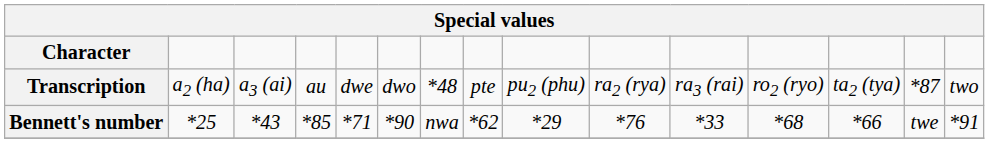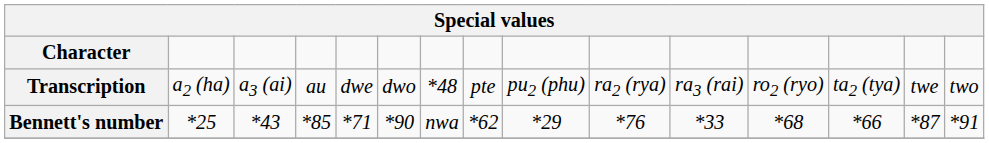(925, 87) *87 -> (925, 87) twe
(925, 121) twe -> (925, 121) *87
